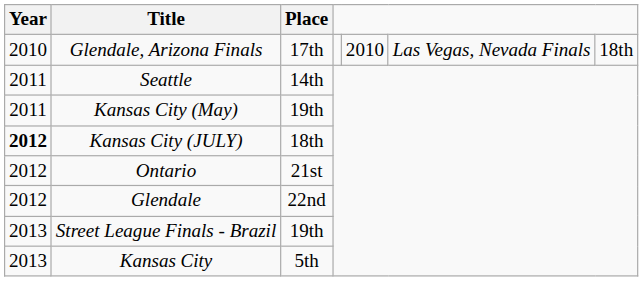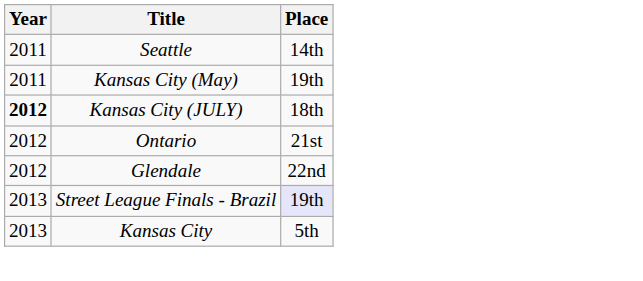- row: (166, 49)
(307, 230) no background -> (307, 200) lavender background
